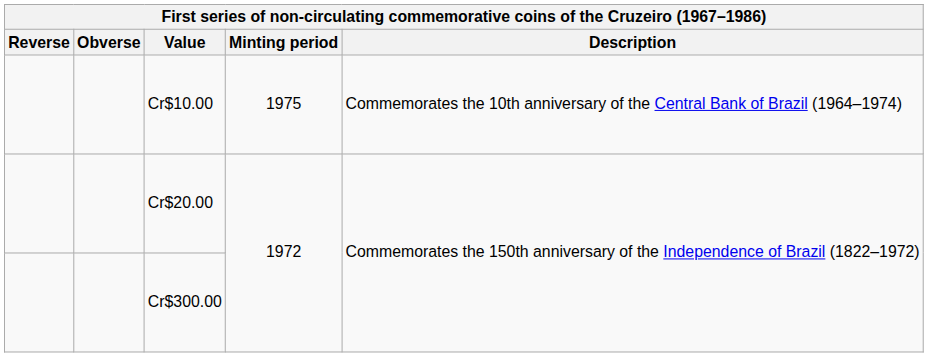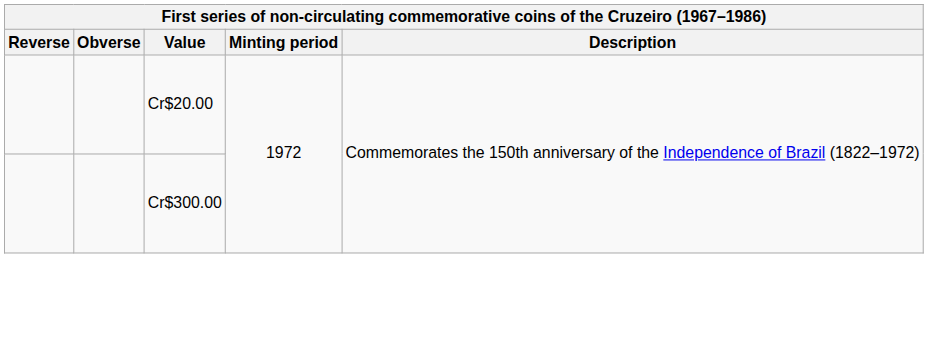- row: (180, 104)
